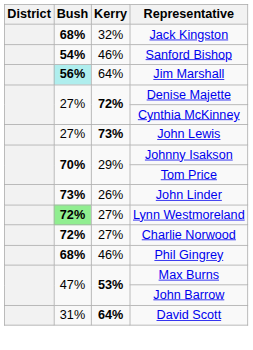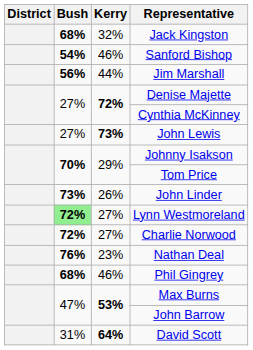(72, 74) paleturquoise background -> (72, 74) no background
(111, 74) 64% -> (111, 74) 44%
+ row: (189, 255)
